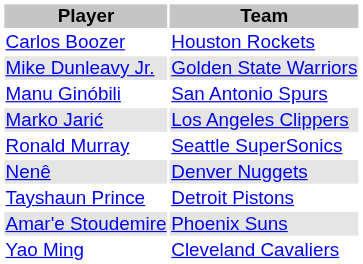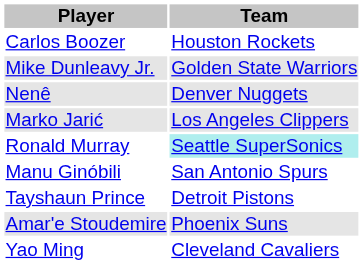rows swapped: (63, 93) <-> (28, 171)
(257, 145) no background -> (257, 145) paleturquoise background
